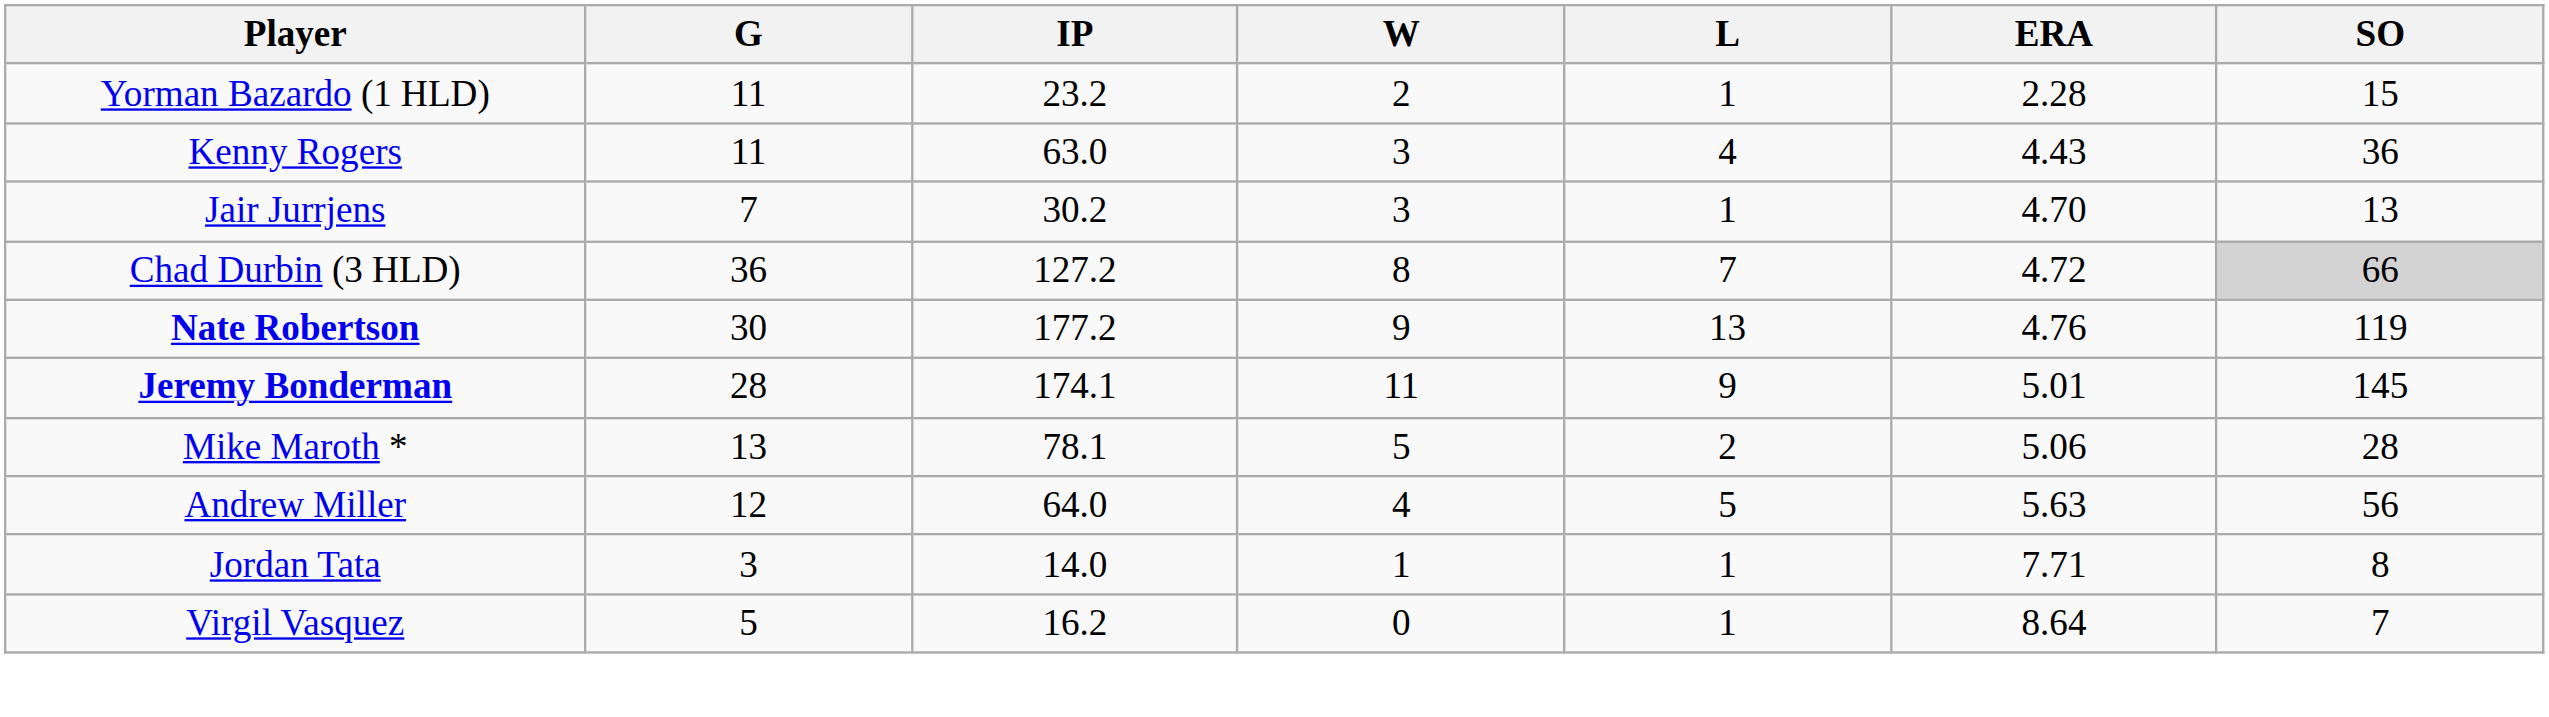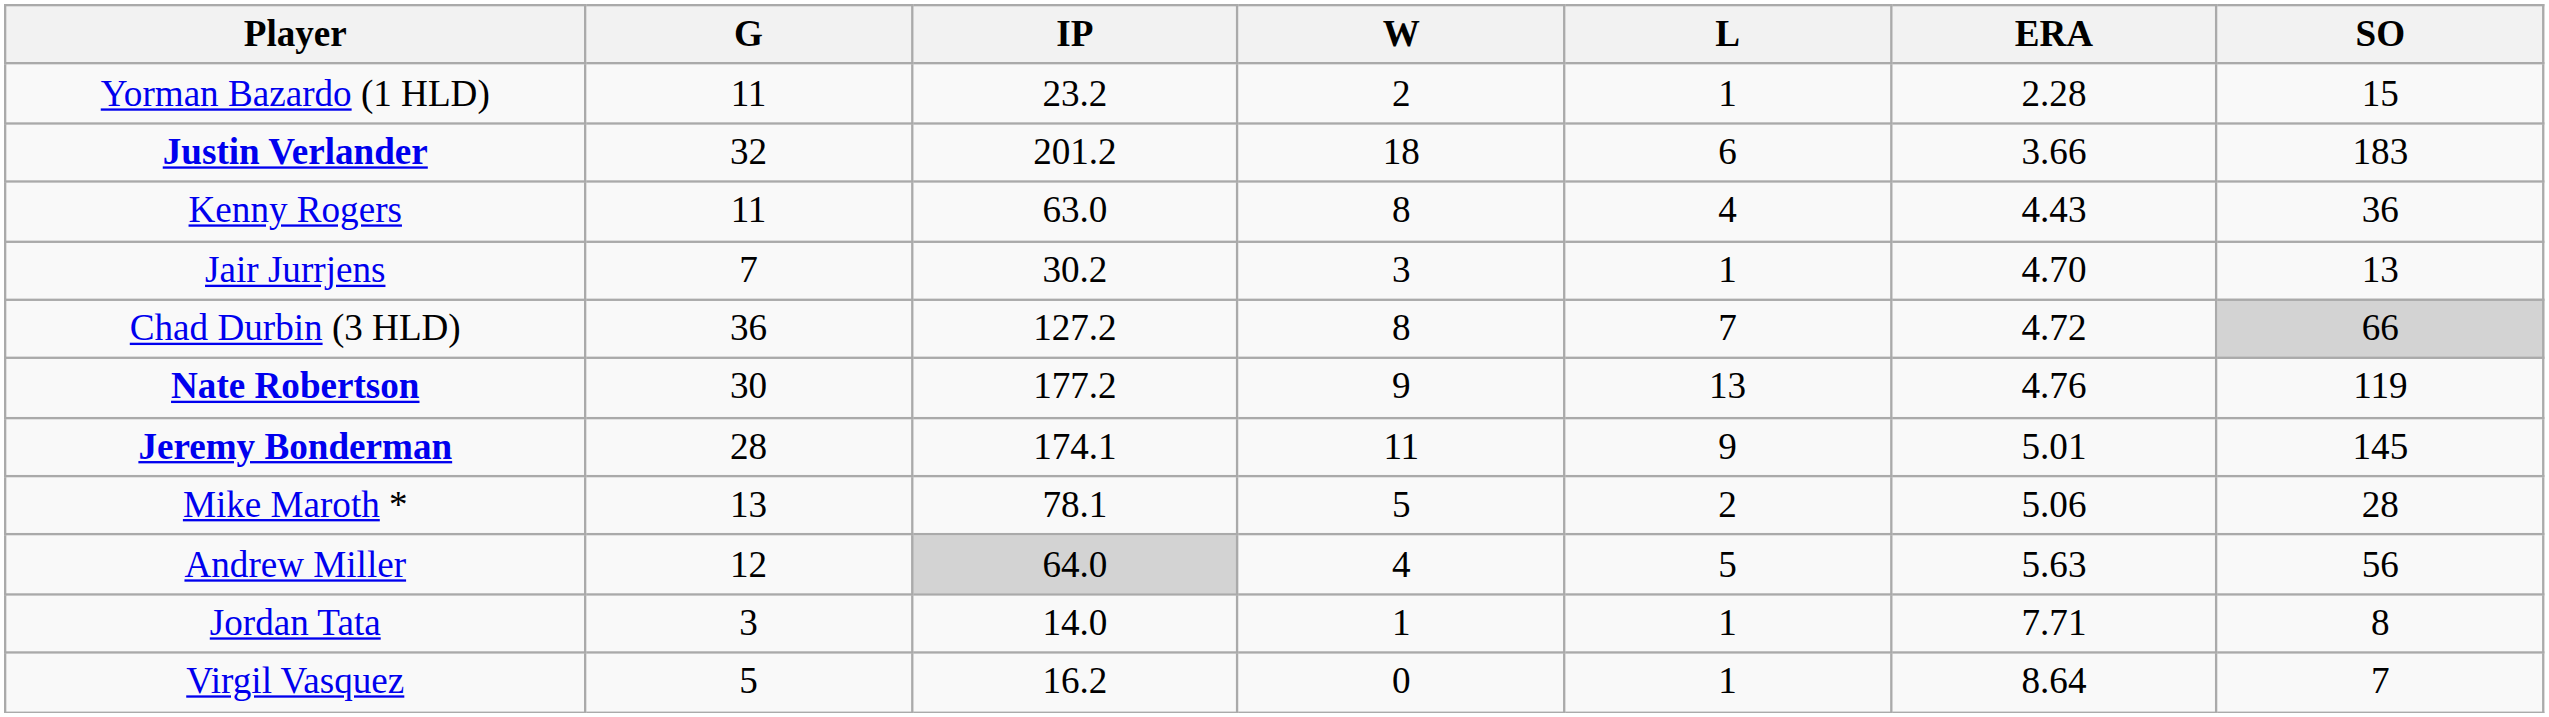+ row: (295, 151)
(1401, 151) 3 -> (1401, 210) 8
(1075, 504) no background -> (1075, 563) lightgrey background
